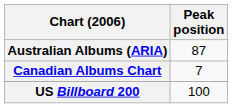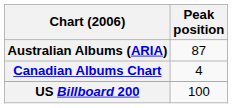(199, 71) 7 -> (199, 71) 4
